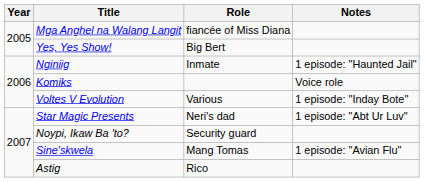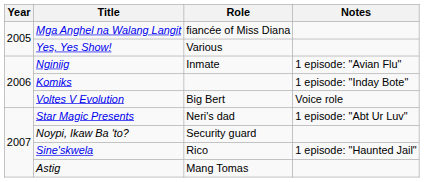(206, 47) Big Bert -> (204, 47) Various
(356, 64) 1 episode: "Haunted Jail" -> (348, 64) 1 episode: "Avian Flu"
(319, 82) Voice role -> (352, 82) 1 episode: "Inday Bote"
(204, 99) Various -> (206, 99) Big Bert
(352, 99) 1 episode: "Inday Bote" -> (319, 99) Voice role
(217, 151) Mang Tomas -> (197, 151) Rico
(348, 151) 1 episode: "Avian Flu" -> (356, 151) 1 episode: "Haunted Jail"
(197, 168) Rico -> (217, 168) Mang Tomas
